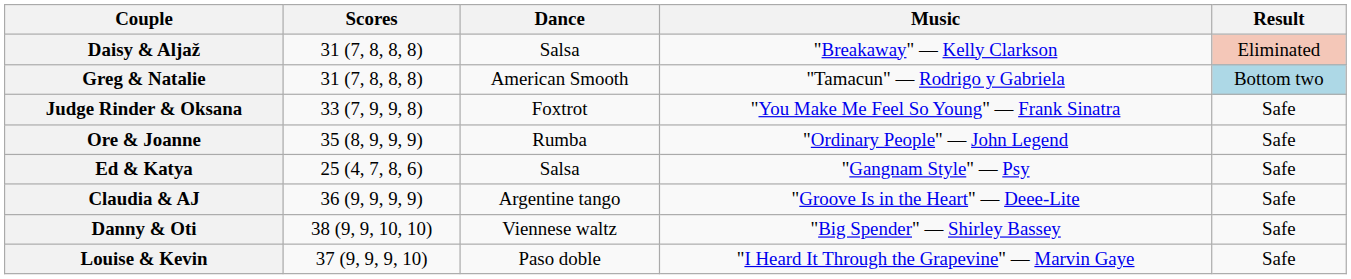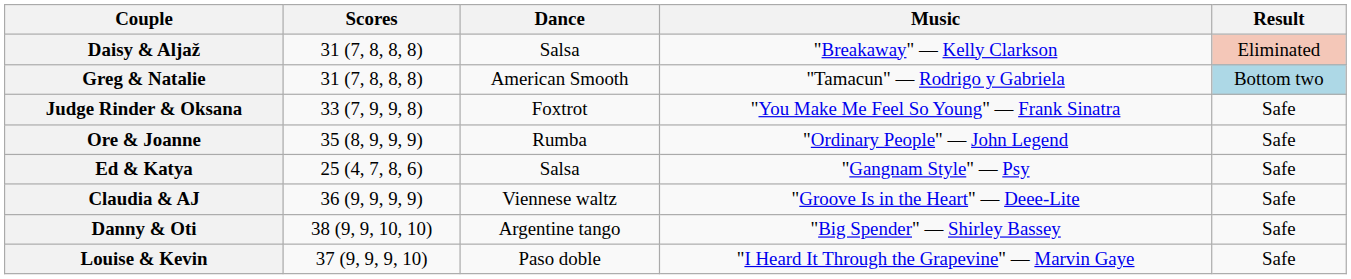(560, 199) Argentine tango -> (560, 199) Viennese waltz
(560, 229) Viennese waltz -> (560, 229) Argentine tango
